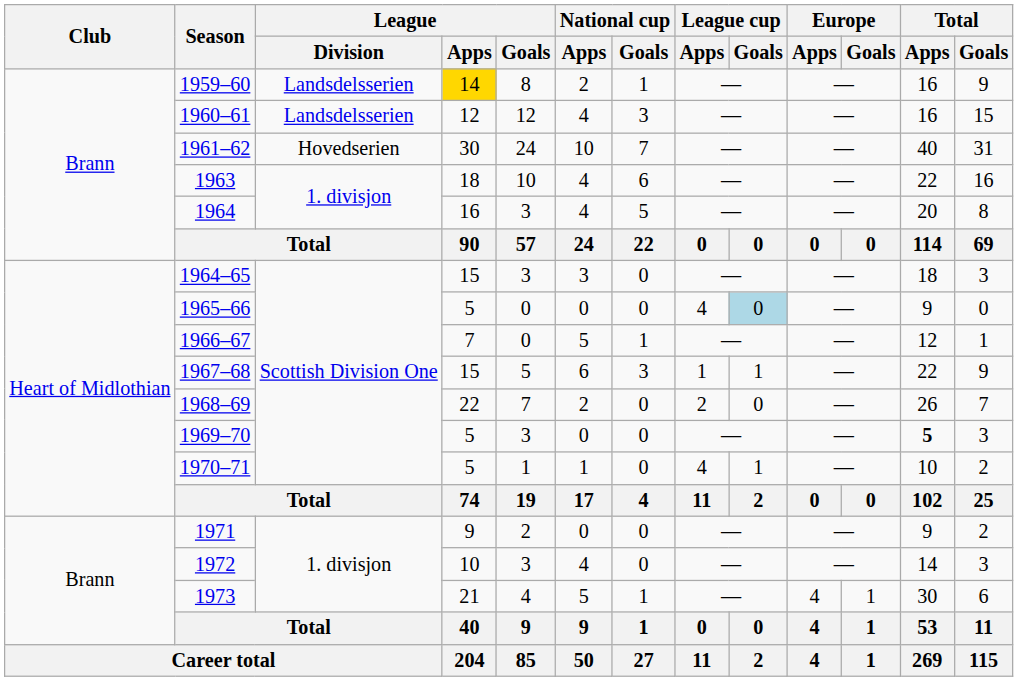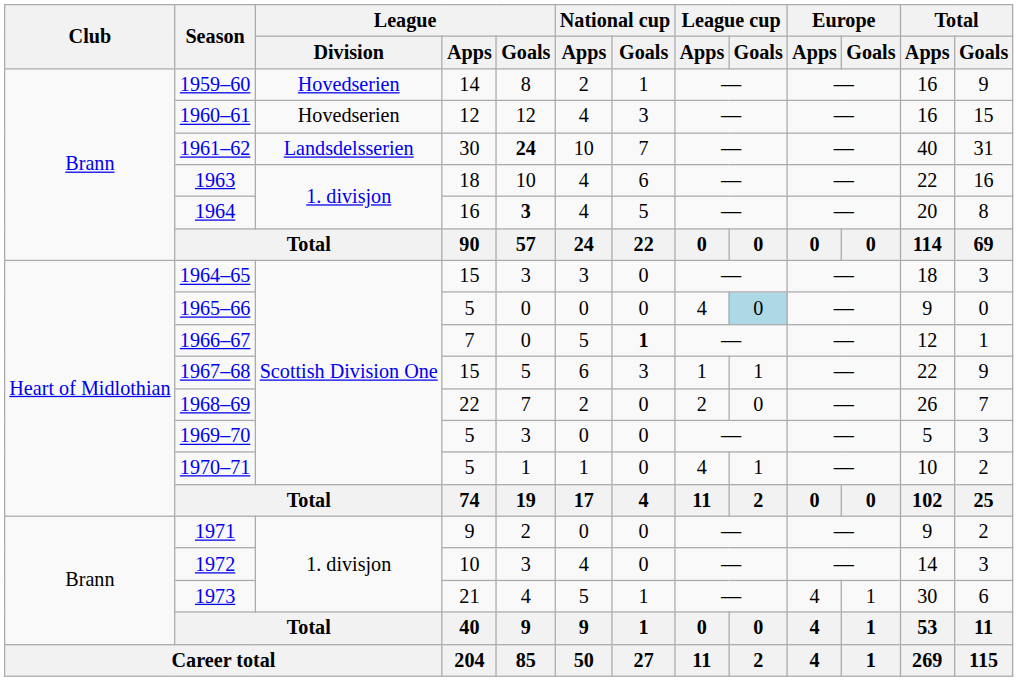(349, 84) Landsdelsserien -> (349, 84) Hovedserien
(469, 84) gold background -> (469, 84) no background
(349, 116) Landsdelsserien -> (349, 116) Hovedserien
(349, 148) Hovedserien -> (349, 148) Landsdelsserien
(526, 148) normal -> (526, 148) bold
(526, 212) normal -> (526, 212) bold
(644, 340) normal -> (644, 340) bold
(927, 436) bold -> (927, 436) normal
